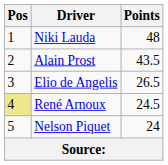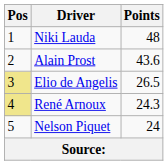(148, 60) 43.5 -> (148, 60) 43.6
(11, 82) no background -> (11, 82) khaki background
(148, 105) 24.5 -> (148, 105) 24.3
